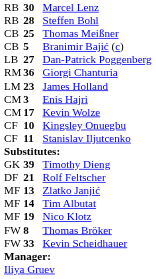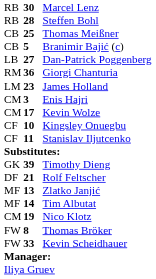(12, 217) MF -> (13, 217) CM
